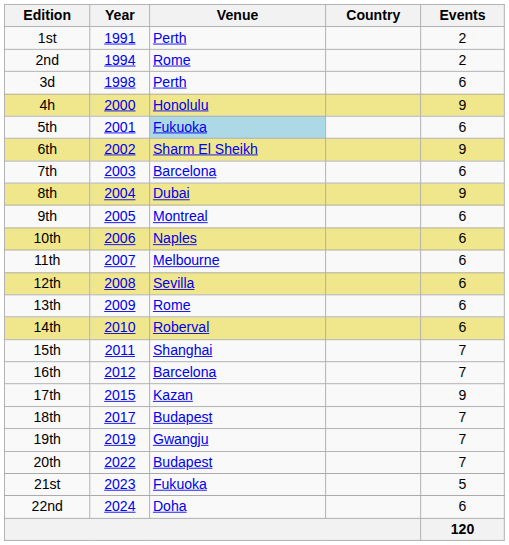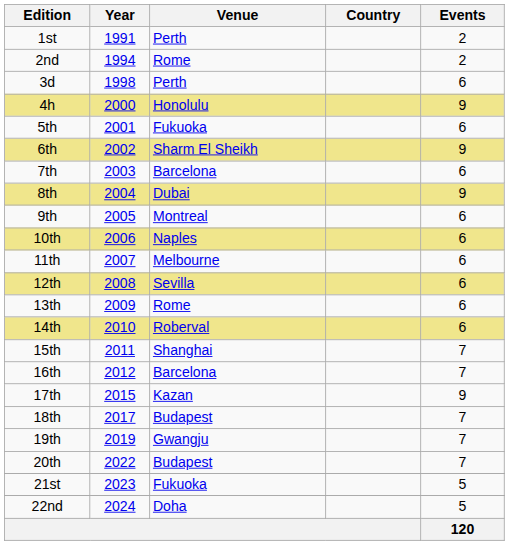(180, 127) lightblue background -> (180, 127) no background
(463, 506) 6 -> (463, 506) 5
